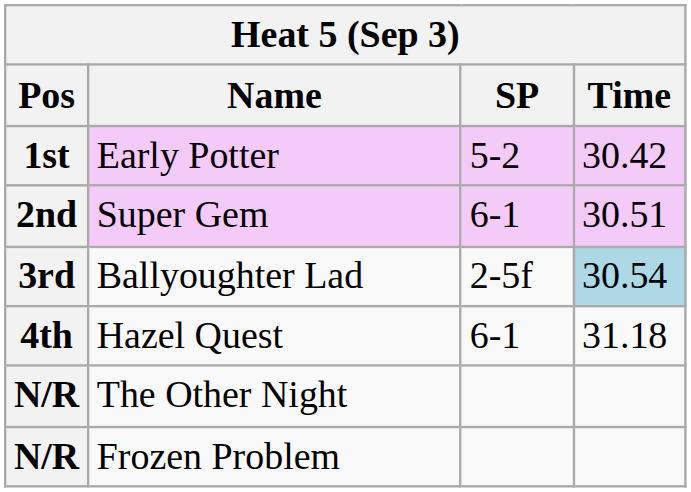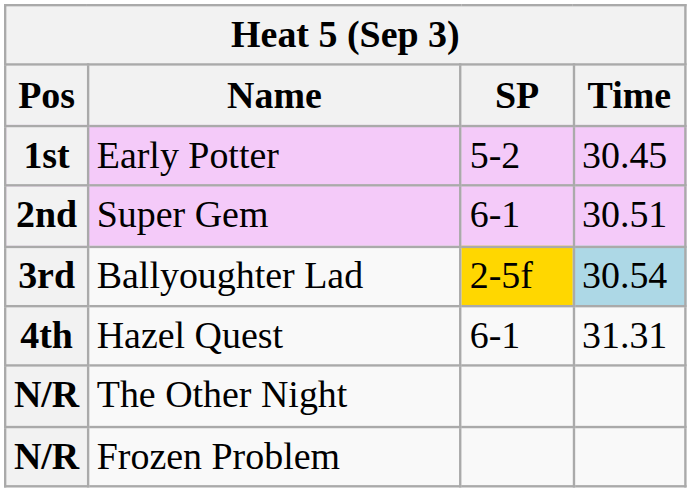(625, 154) 30.42 -> (625, 154) 30.45
(501, 275) no background -> (501, 275) gold background
(625, 335) 31.18 -> (625, 335) 31.31
